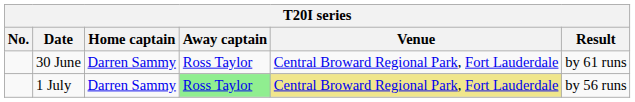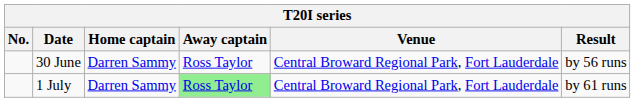(596, 62) by 61 runs -> (596, 62) by 56 runs
(416, 85) khaki background -> (416, 85) no background
(596, 85) by 56 runs -> (596, 85) by 61 runs
